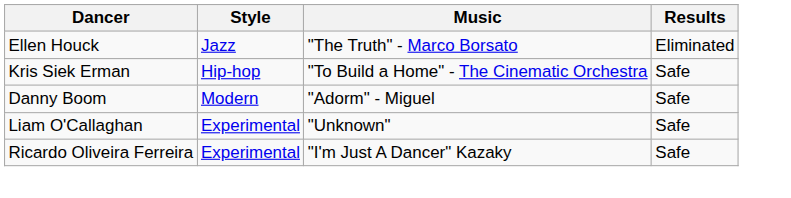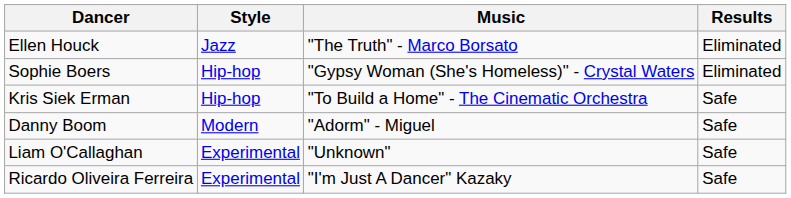+ row: (59, 71)
